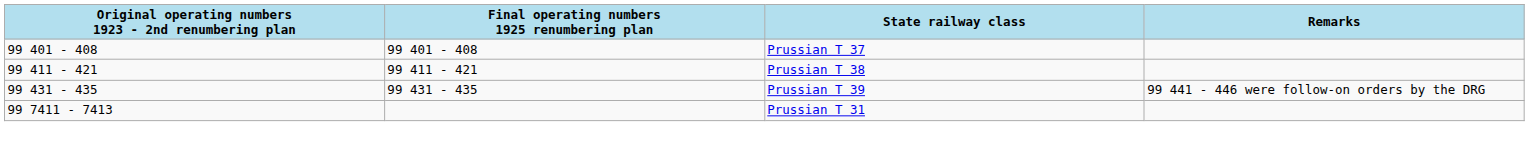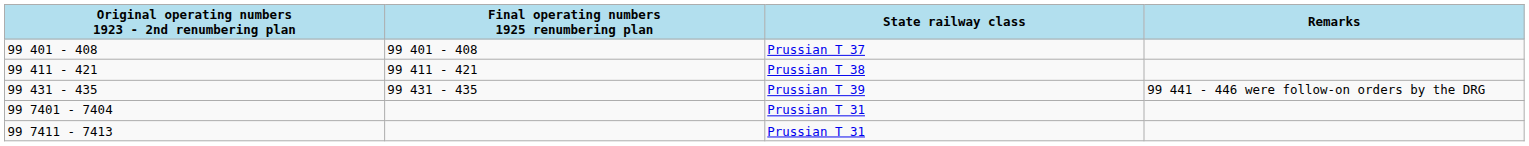+ row: (60, 110)
